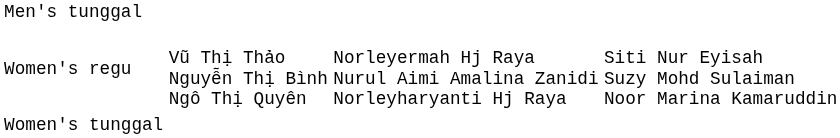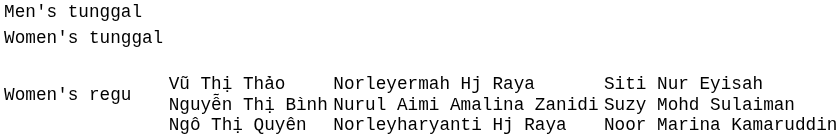rows swapped: (84, 125) <-> (68, 69)
